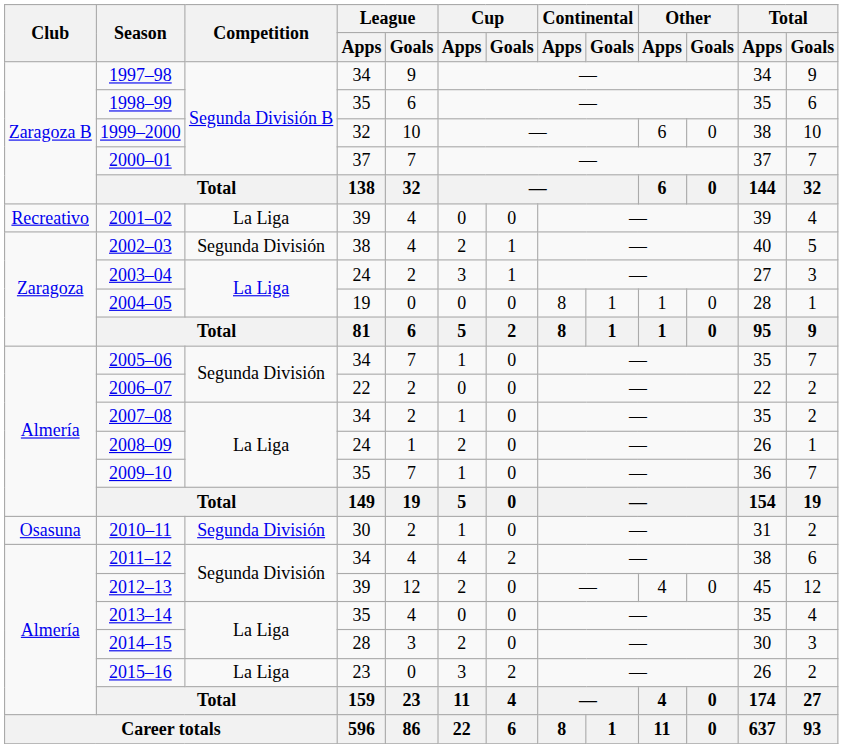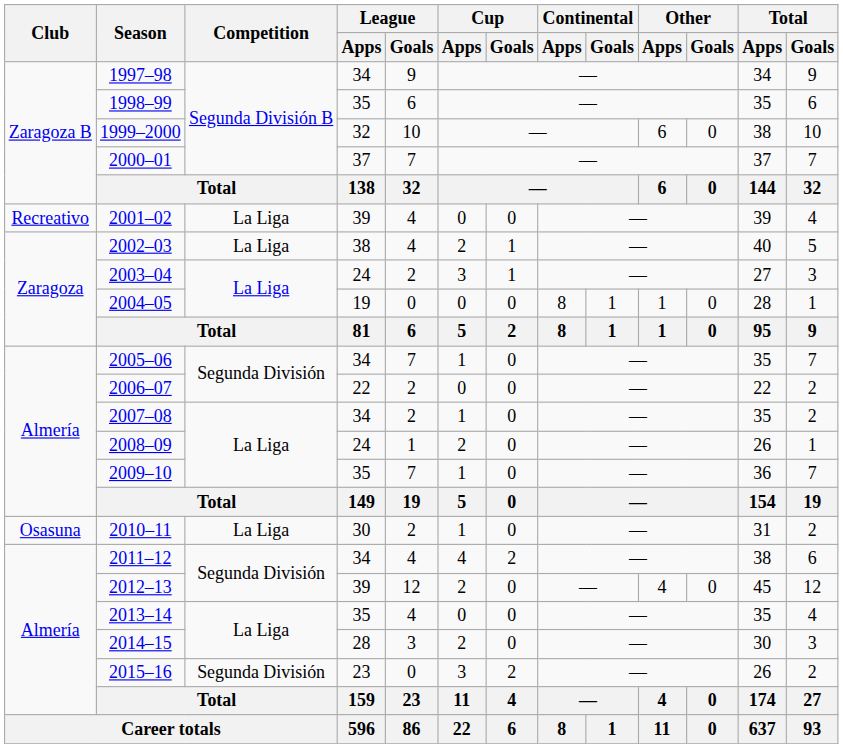(261, 246) Segunda División -> (261, 246) La Liga
(261, 530) Segunda División -> (261, 530) La Liga
(261, 672) La Liga -> (261, 672) Segunda División
